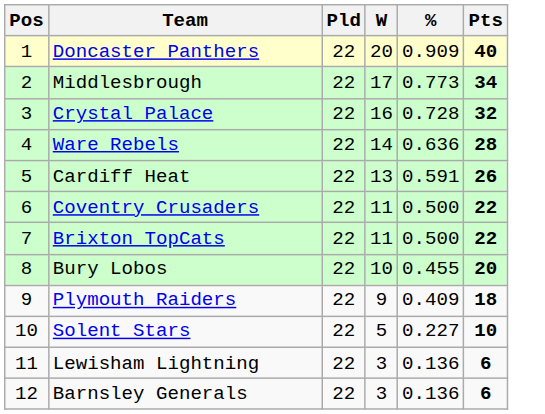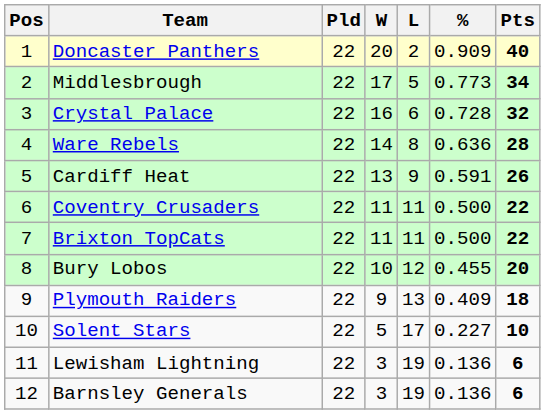+ column: (413, 20)
